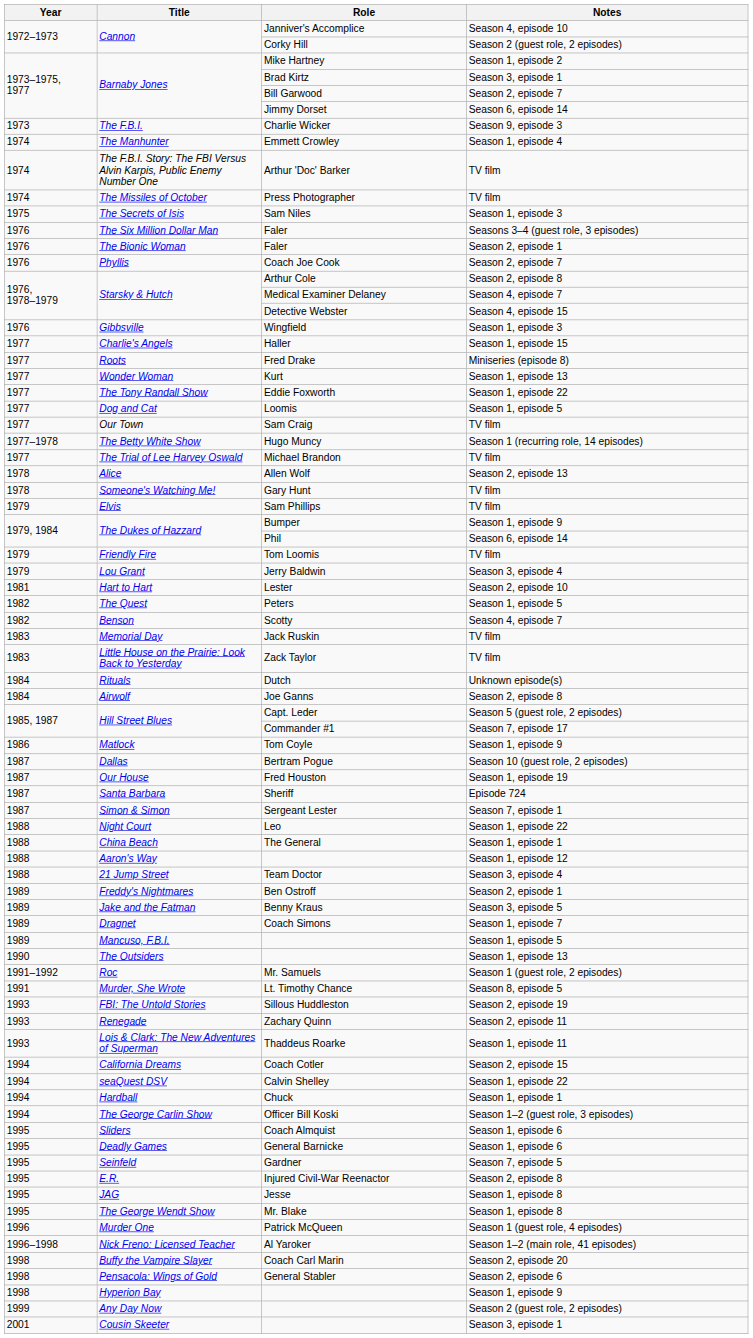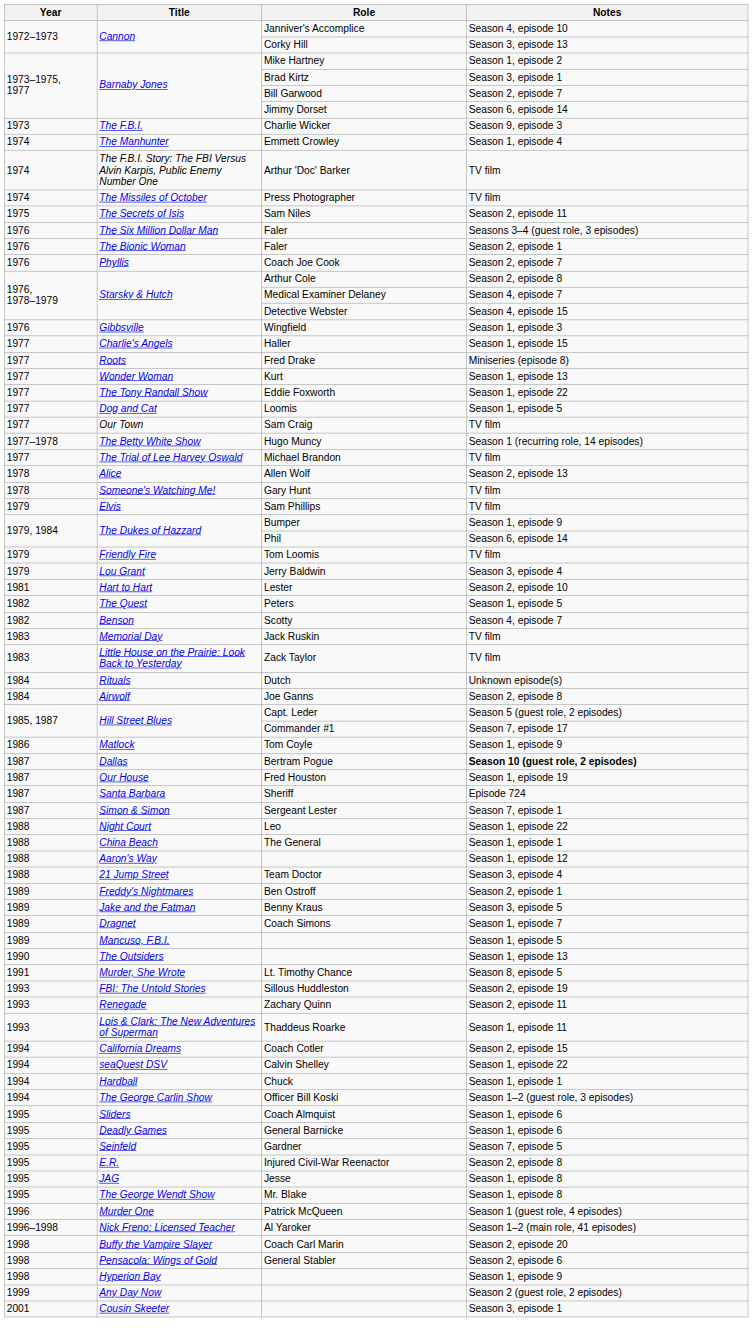(545, 45) Season 2 (guest role, 2 episodes) -> (518, 45) Season 3, episode 13
(515, 214) Season 1, episode 3 -> (518, 214) Season 2, episode 11
(548, 761) normal -> (553, 761) bold
- row: (108, 972)
